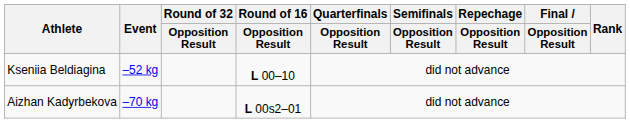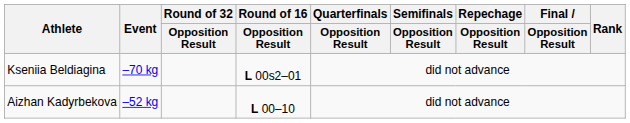(140, 70) –52 kg -> (140, 70) –70 kg
(273, 77) L 00–10 -> (273, 77) L 00s2–01
(140, 102) –70 kg -> (140, 102) –52 kg
(273, 109) L 00s2–01 -> (273, 109) L 00–10
